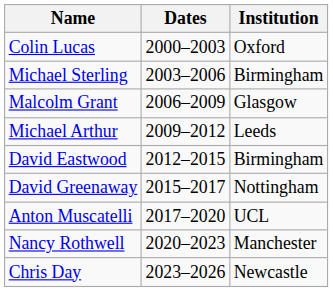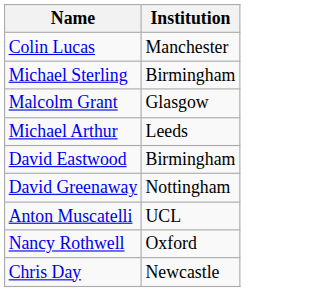- column: (186, 18)
(259, 46) Oxford -> (187, 46) Manchester
(275, 243) Manchester -> (171, 243) Oxford
